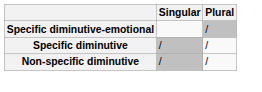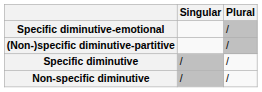+ row: (91, 45)
